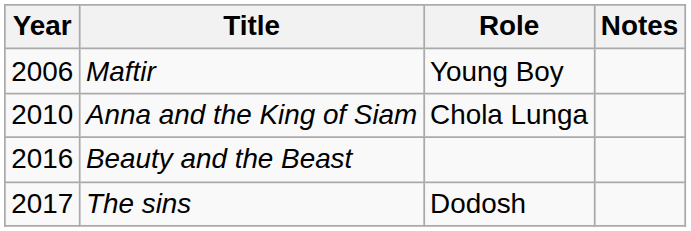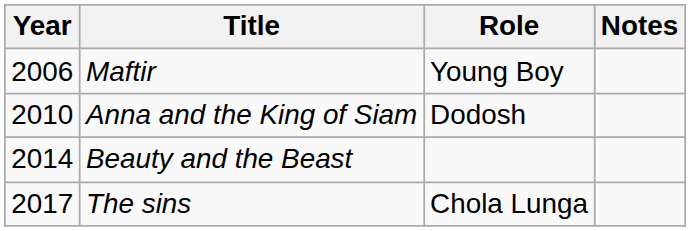(509, 114) Chola Lunga -> (478, 114) Dodosh
(42, 159) 2016 -> (42, 159) 2014
(478, 203) Dodosh -> (509, 203) Chola Lunga
